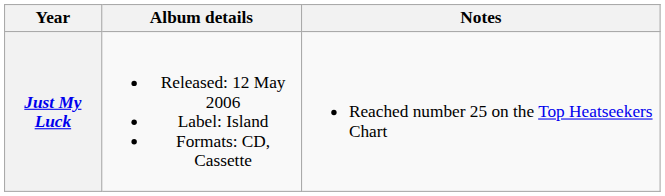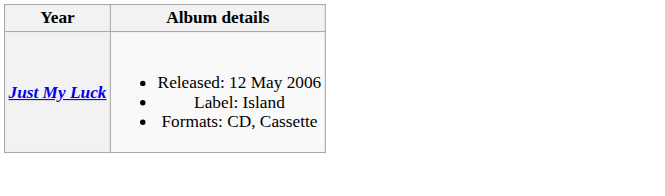- column: (481, 18)
